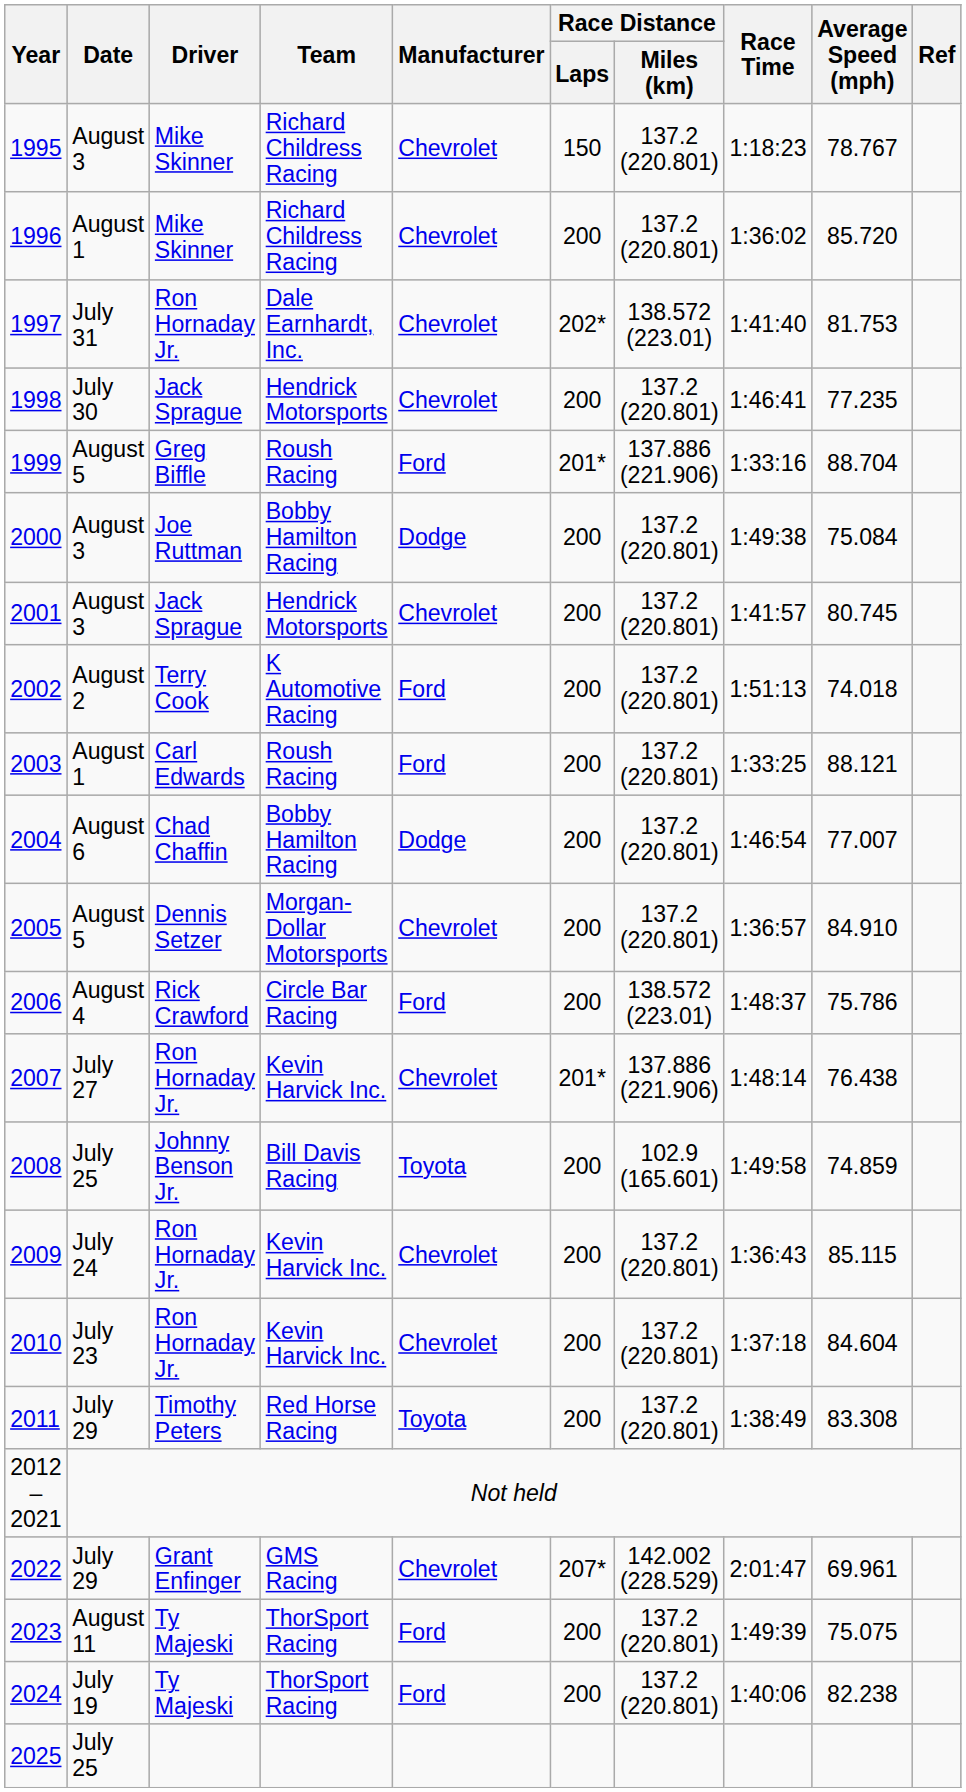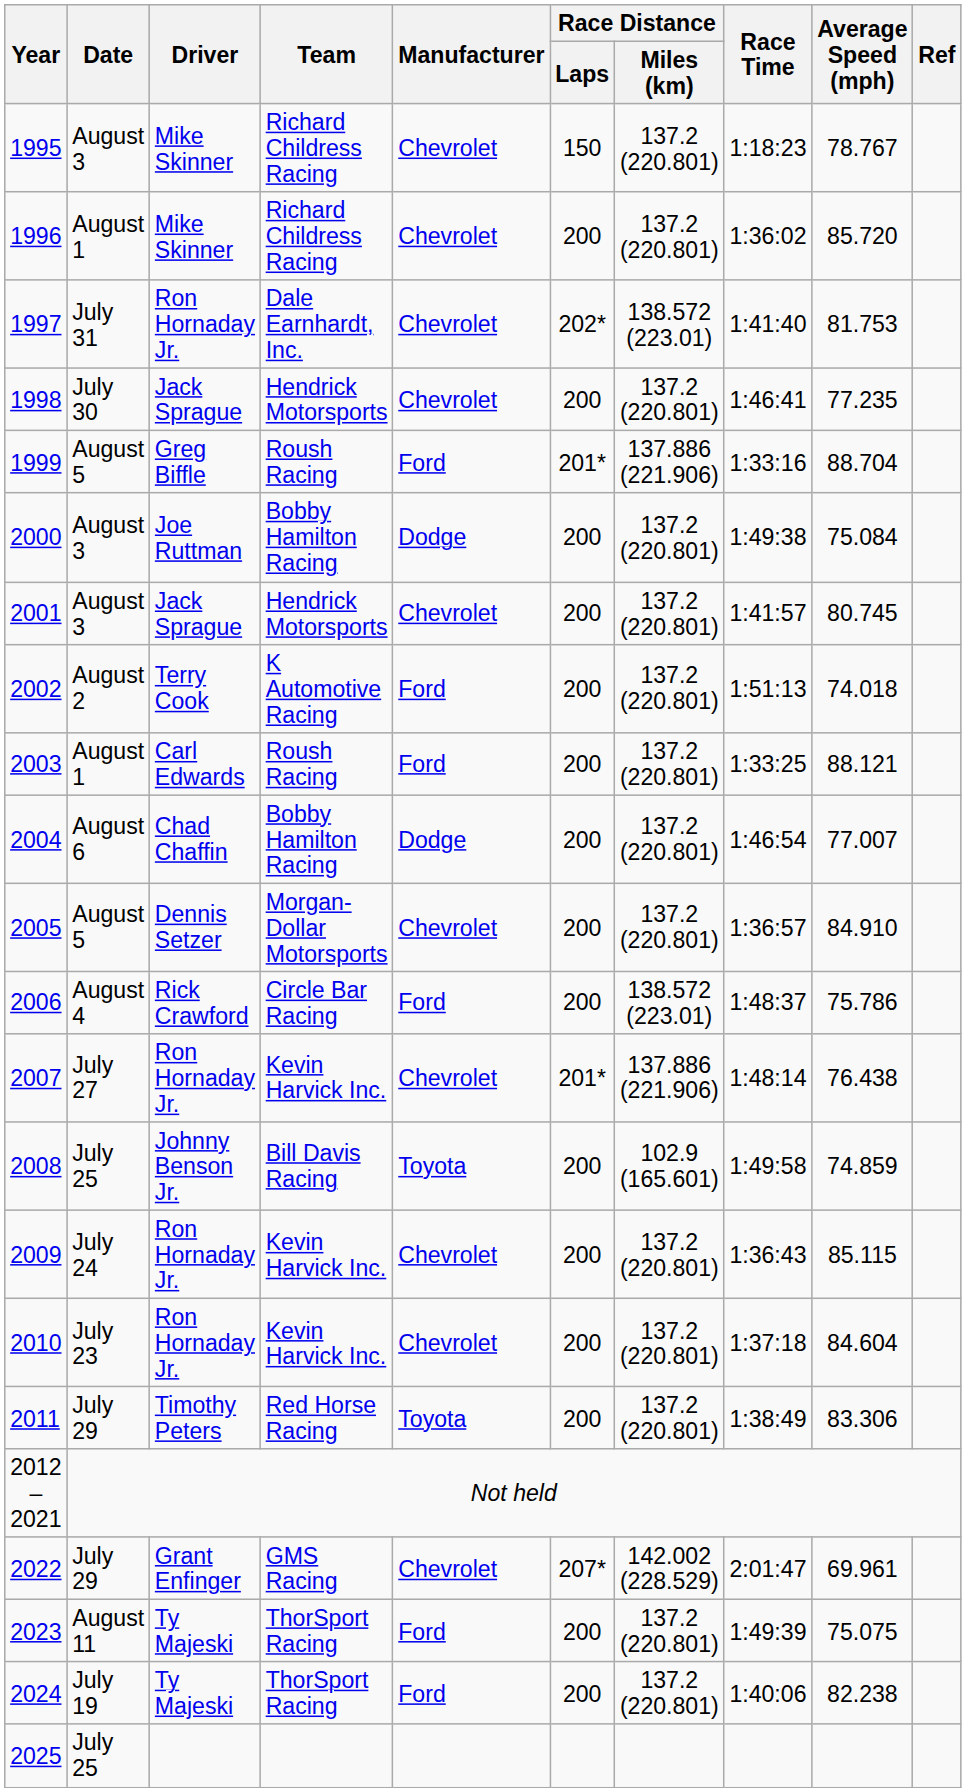(862, 1418) 83.308 -> (862, 1418) 83.306
